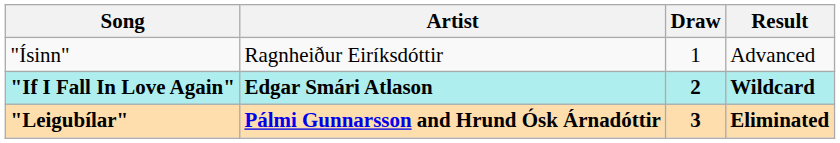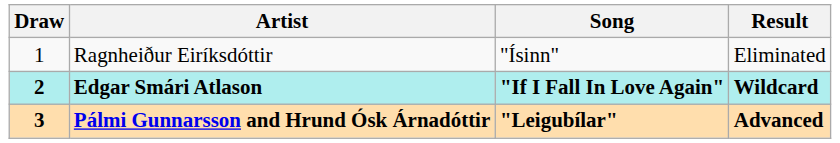columns swapped: (696, 21) <-> (123, 21)
(773, 54) Advanced -> (780, 54) Eliminated
(780, 120) Eliminated -> (779, 120) Advanced
